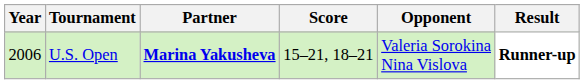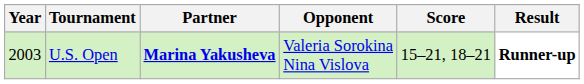columns swapped: (436, 18) <-> (328, 18)
(25, 55) 2006 -> (25, 55) 2003
